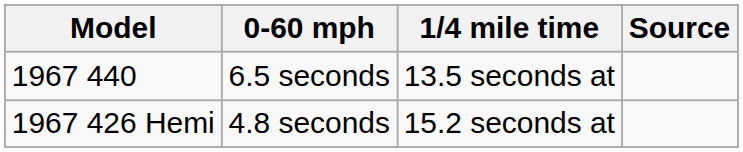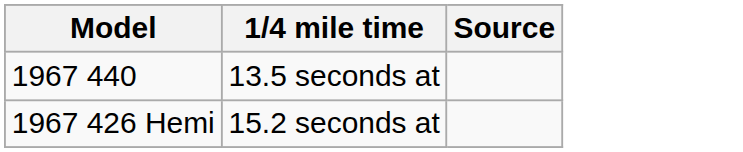- column: (309, 28)
